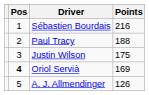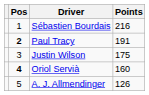(19, 41) normal -> (19, 41) bold
(122, 41) 188 -> (122, 41) 191
(122, 69) 169 -> (122, 69) 160
